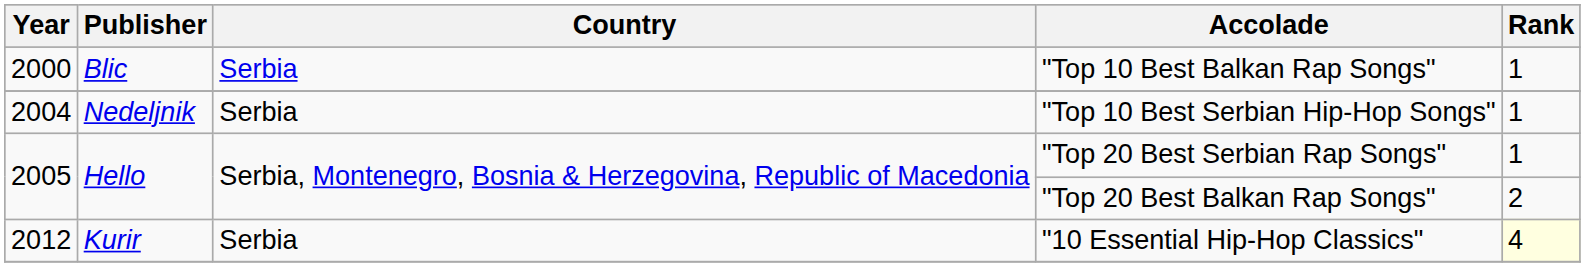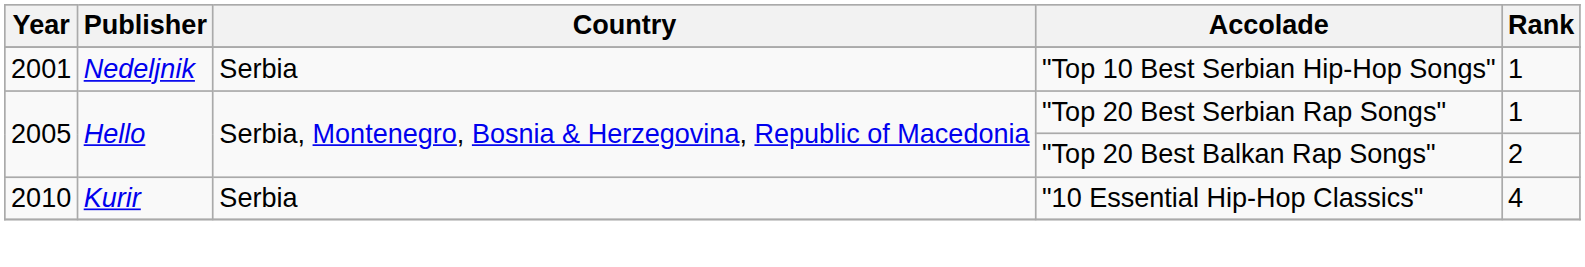- row: (1239, 68)
(41, 111) 2004 -> (41, 68) 2001
(41, 240) 2012 -> (41, 197) 2010
(1516, 240) lightyellow background -> (1516, 197) no background
